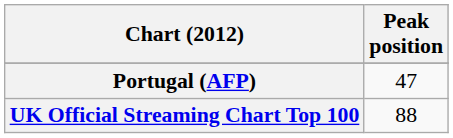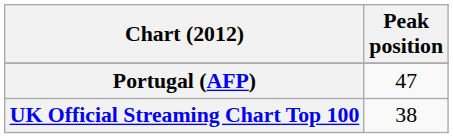(406, 115) 88 -> (406, 115) 38
